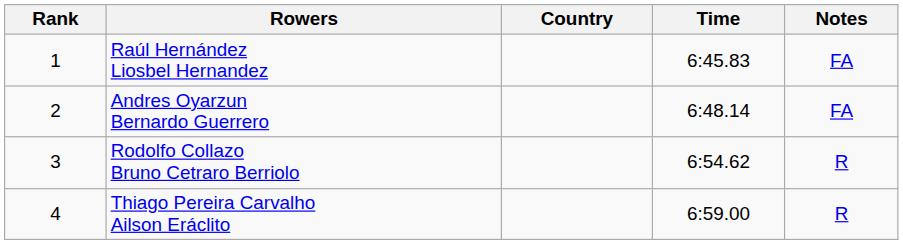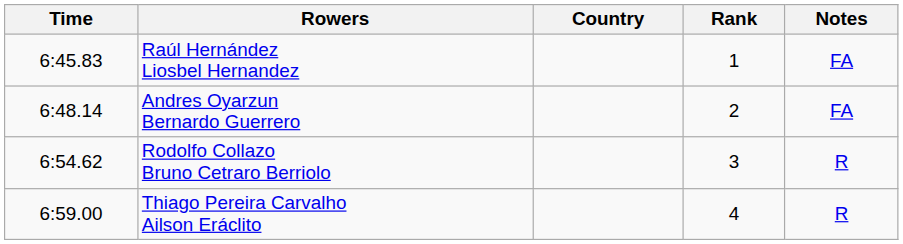columns swapped: (55, 19) <-> (718, 19)
